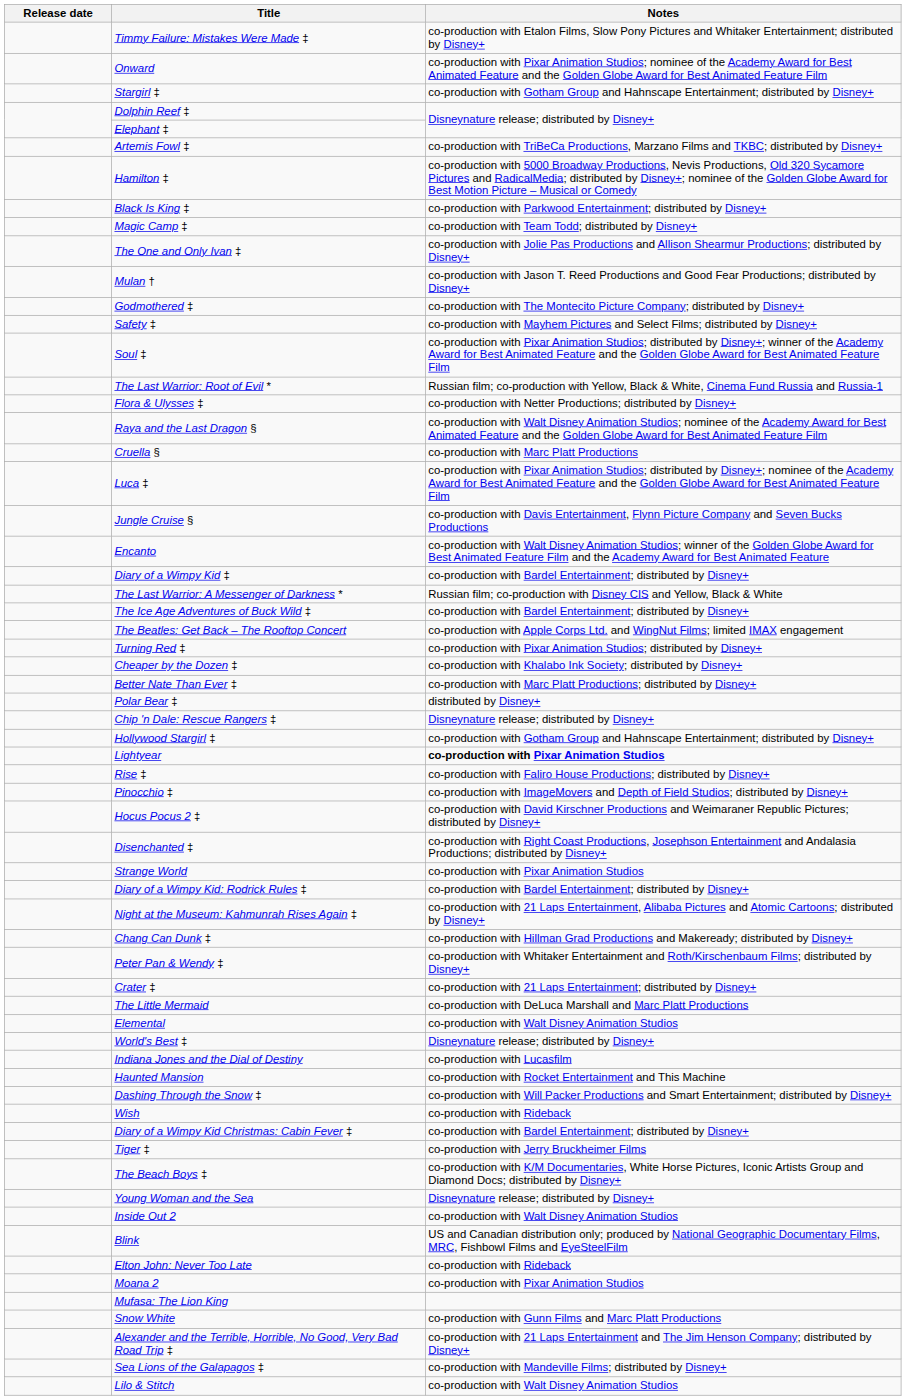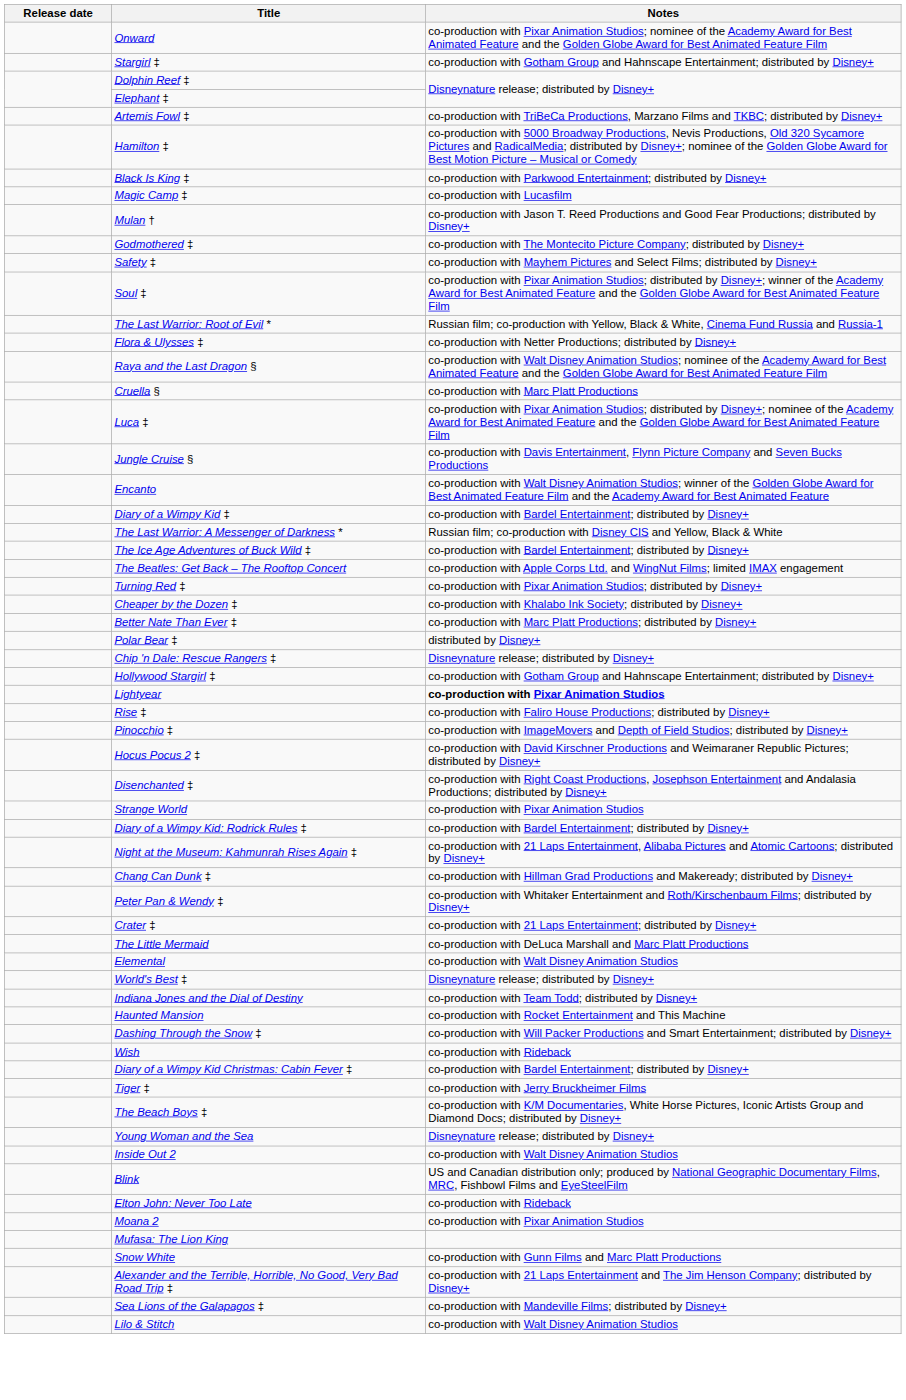- row: (212, 37)
(563, 226) co-production with Team Todd; distributed by Disney+ -> (500, 195) co-production with Lucasfilm
- row: (178, 251)
(500, 1059) co-production with Lucasfilm -> (563, 997) co-production with Team Todd; distributed by Disney+
